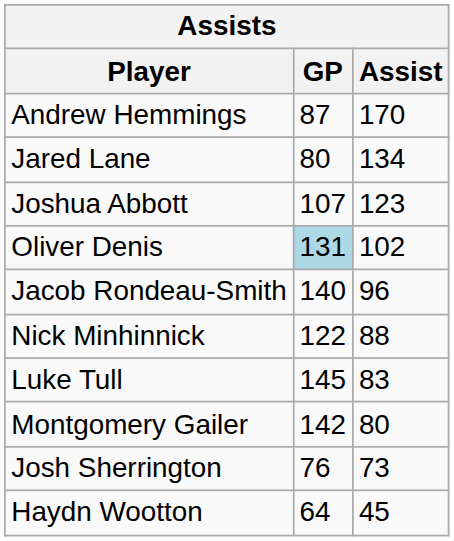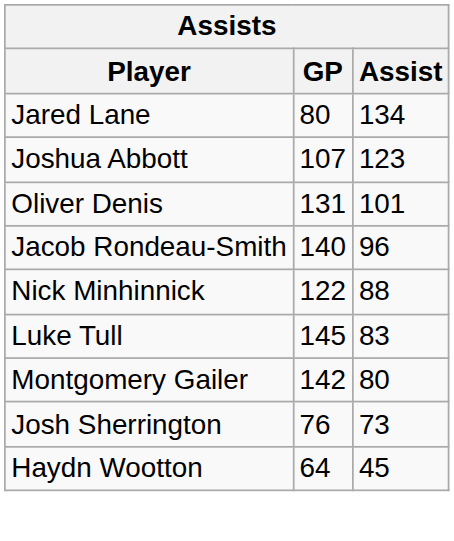- row: (129, 114)
(323, 247) lightblue background -> (323, 203) no background
(382, 247) 102 -> (382, 203) 101
